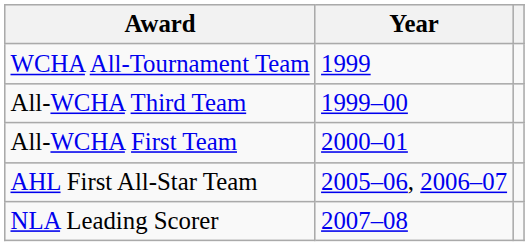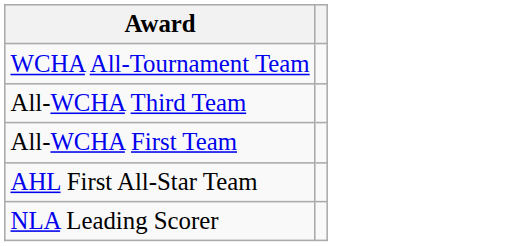- column: (414, 24)
